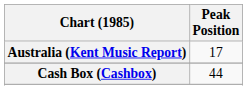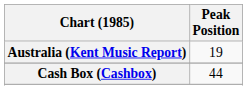(216, 52) 17 -> (216, 52) 19
